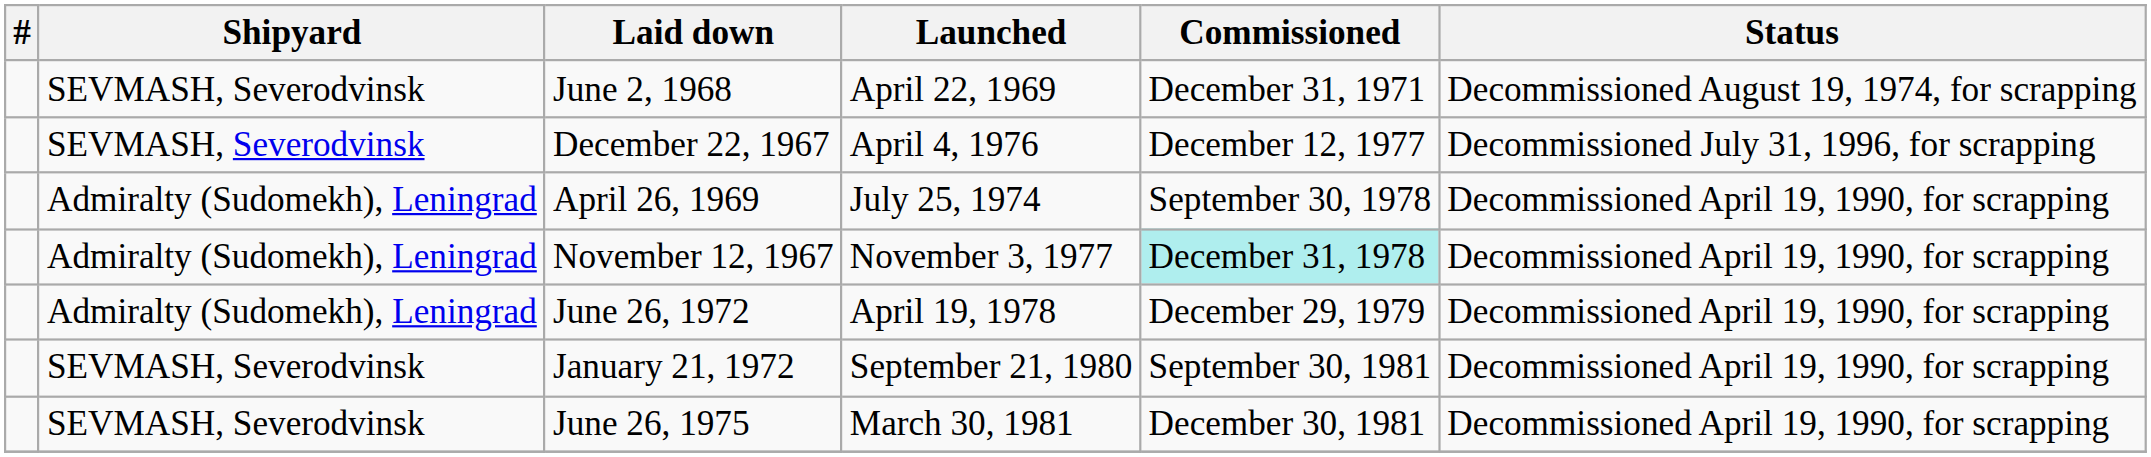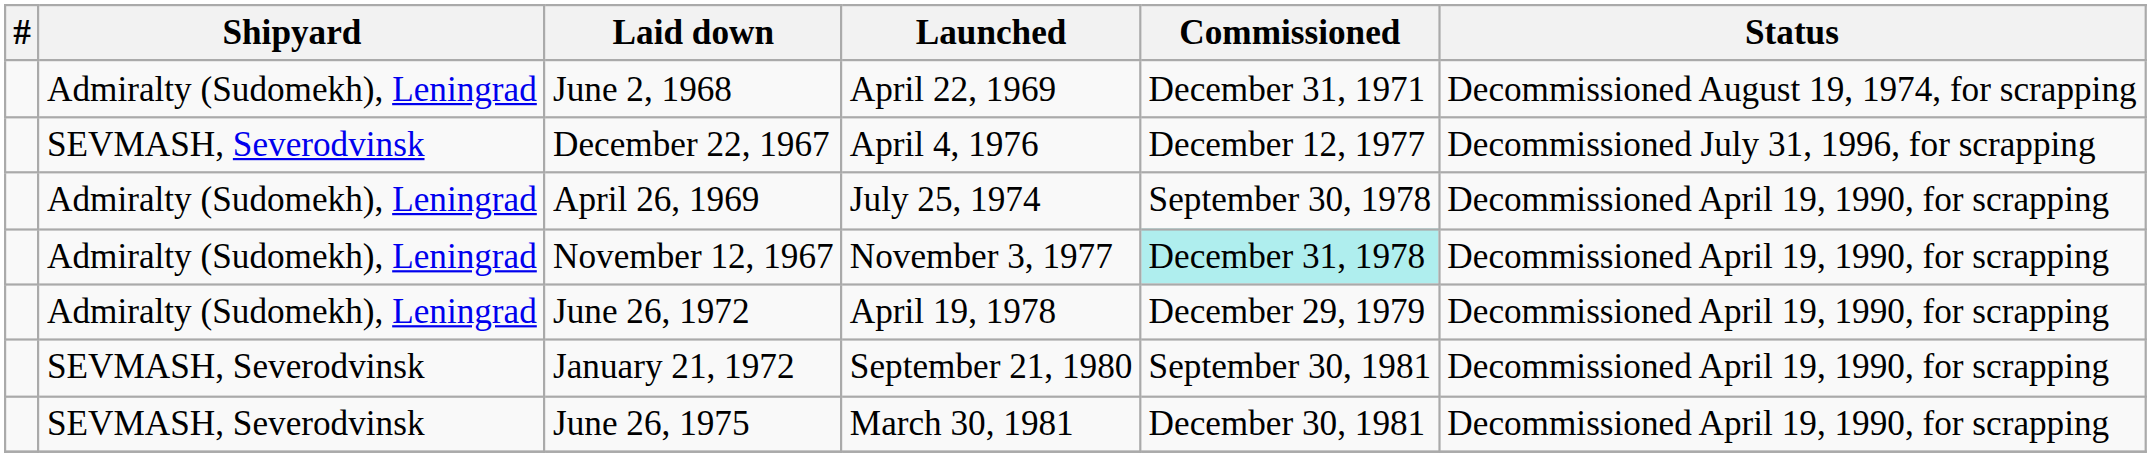(236, 88) SEVMASH, Severodvinsk -> (292, 88) Admiralty (Sudomekh), Leningrad
